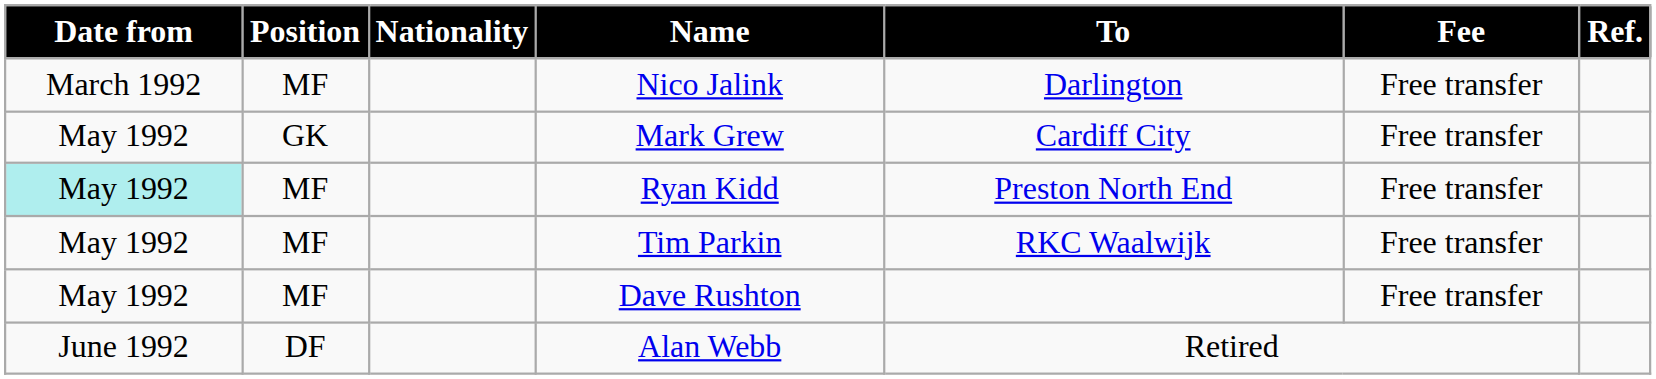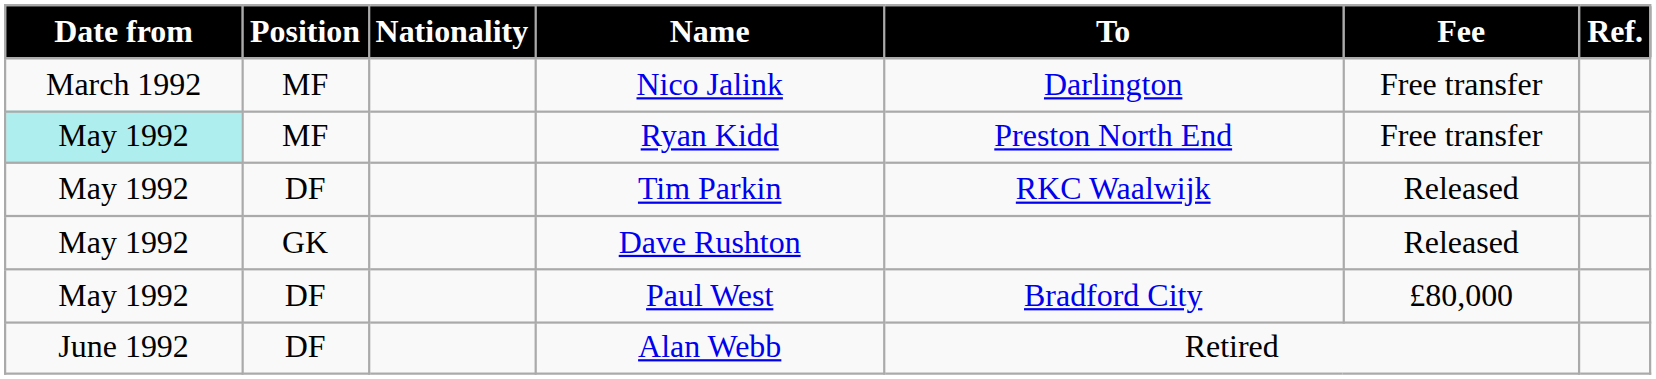- row: (710, 136)
(305, 242) MF -> (305, 189) DF
(1461, 242) Free transfer -> (1461, 189) Released
(305, 294) MF -> (305, 242) GK
(1461, 294) Free transfer -> (1461, 242) Released
+ row: (710, 294)
